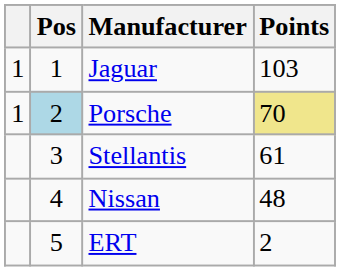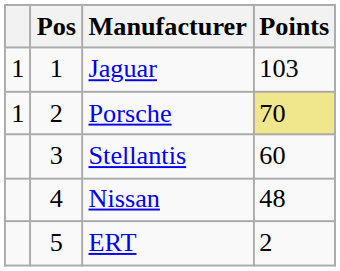(56, 112) lightblue background -> (56, 112) no background
(272, 155) 61 -> (272, 155) 60
